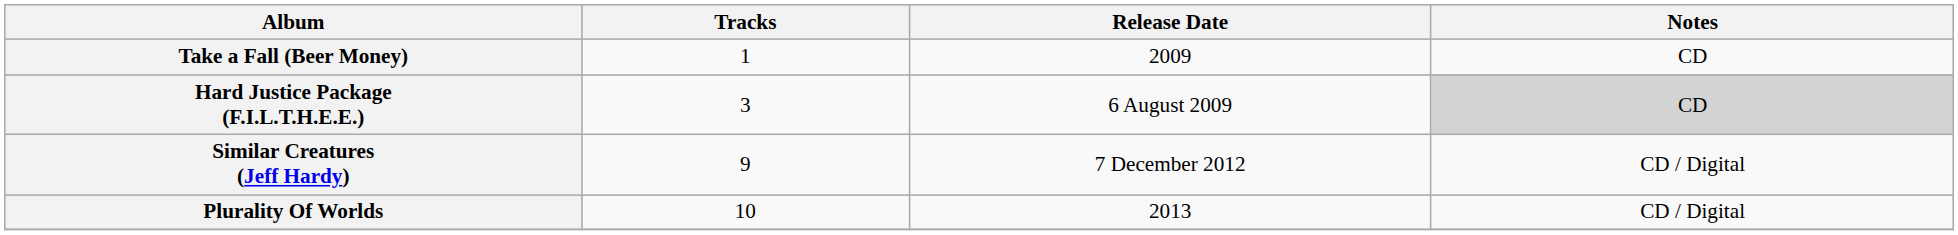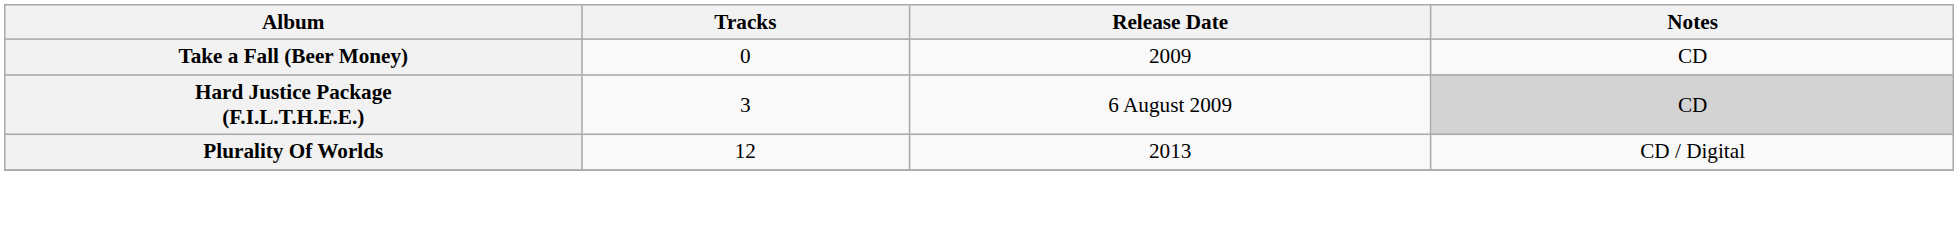(745, 56) 1 -> (745, 56) 0
- row: (293, 164)
(745, 211) 10 -> (745, 151) 12
